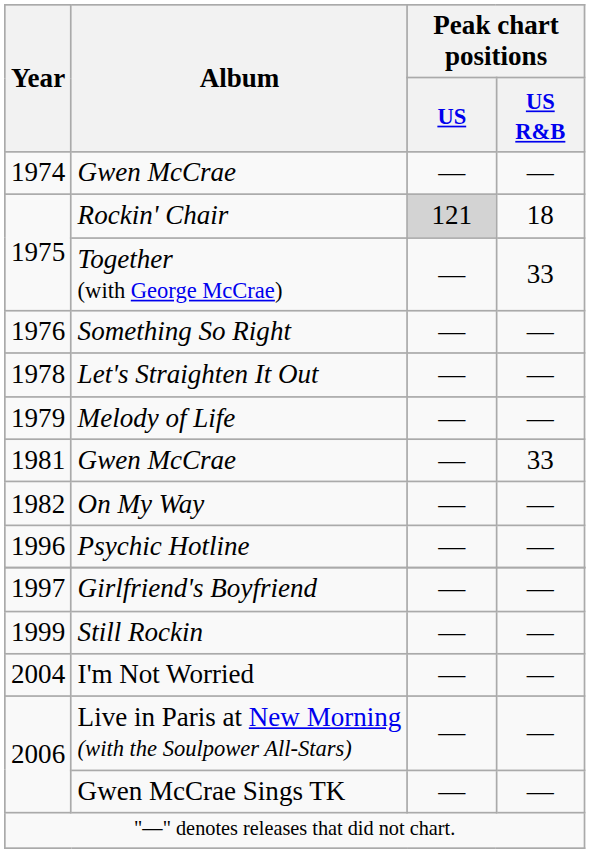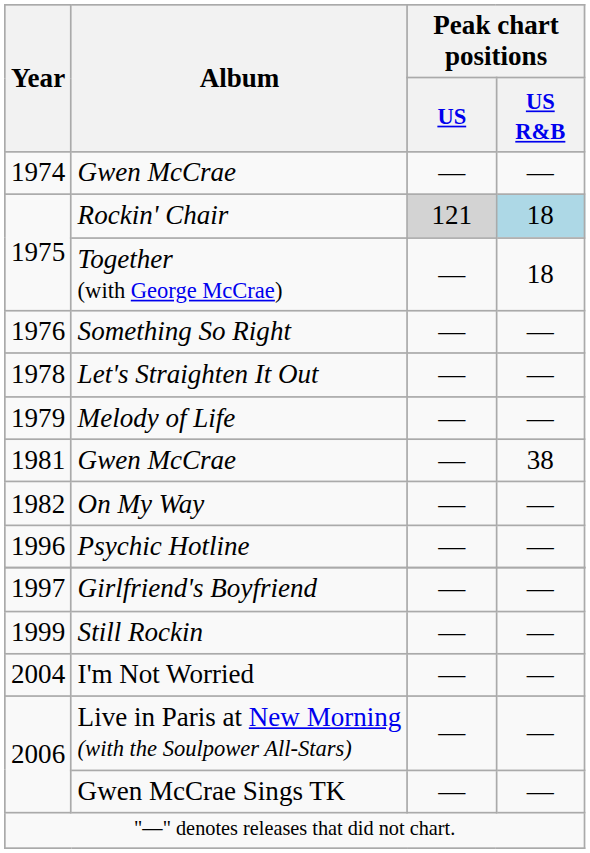(540, 215) no background -> (540, 215) lightblue background
(540, 273) 33 -> (540, 273) 18
(540, 460) 33 -> (540, 460) 38
